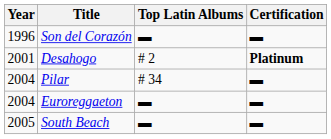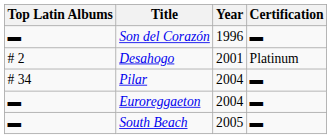columns swapped: (21, 15) <-> (191, 15)
(276, 58) bold -> (274, 58) normal
